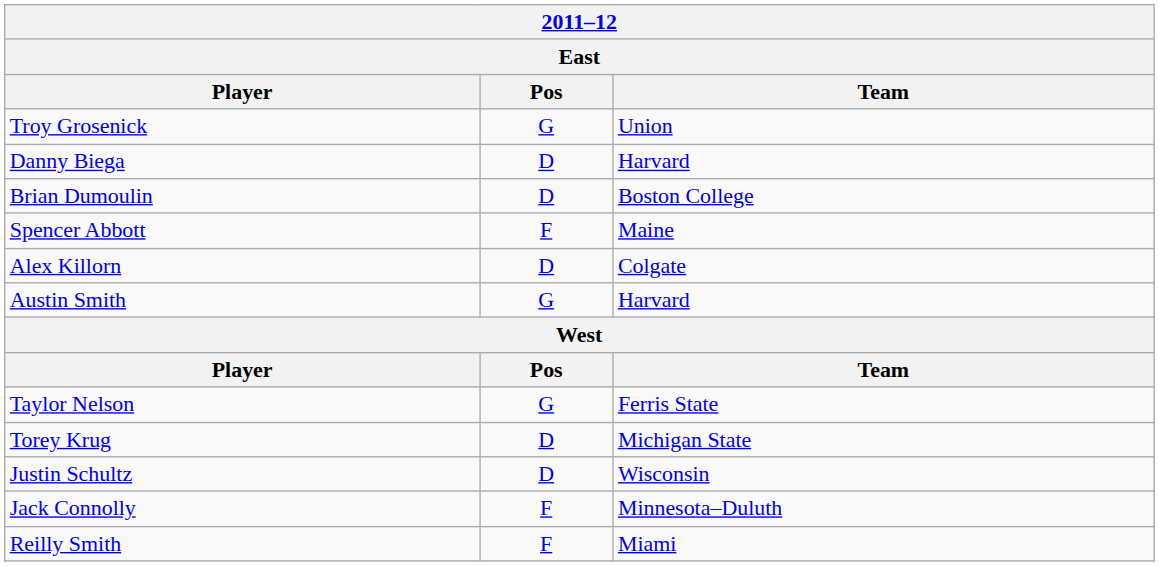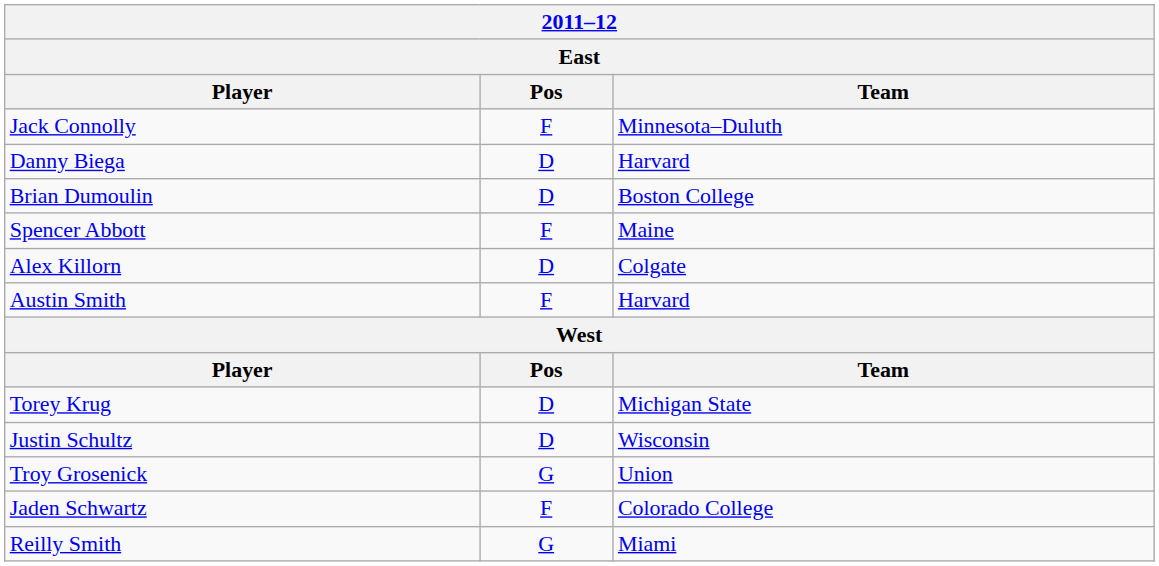rows swapped: (78, 126) <-> (73, 508)
(546, 299) G -> (546, 299) F
- row: (72, 404)
+ row: (78, 508)
(546, 543) F -> (546, 543) G
